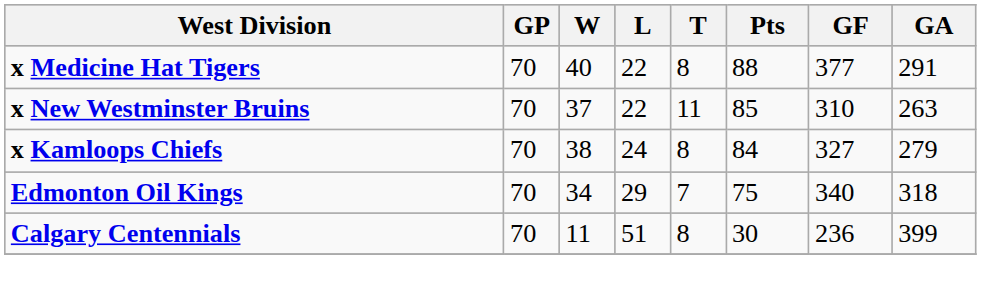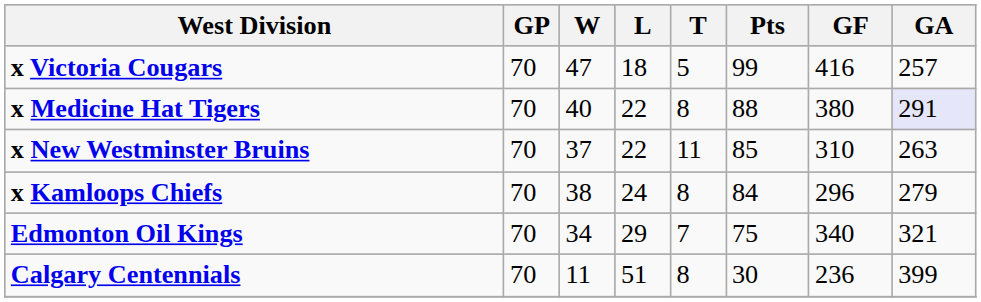+ row: (117, 66)
(835, 66) 377 -> (835, 108) 380
(918, 66) no background -> (918, 108) lavender background
(835, 150) 327 -> (835, 191) 296
(918, 191) 318 -> (918, 233) 321
